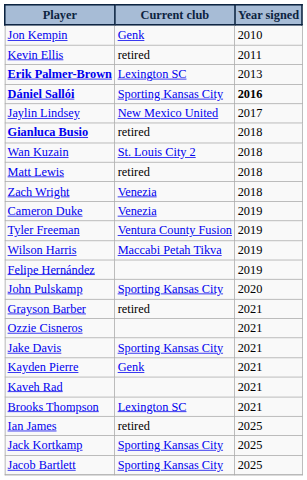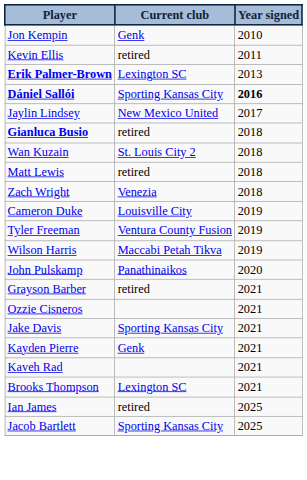(137, 211) Venezia -> (155, 211) Louisville City
- row: (51, 269)
(170, 289) Sporting Kansas City -> (152, 269) Panathinaikos
- row: (45, 445)
